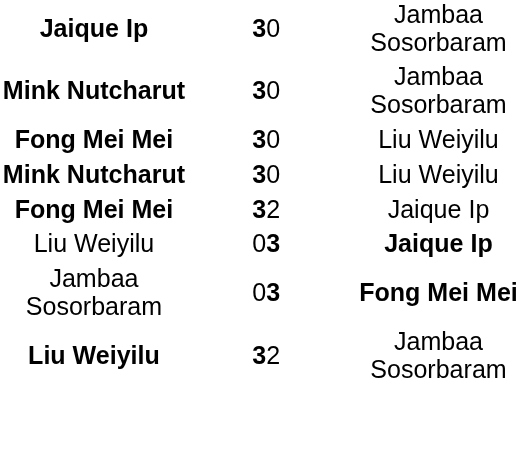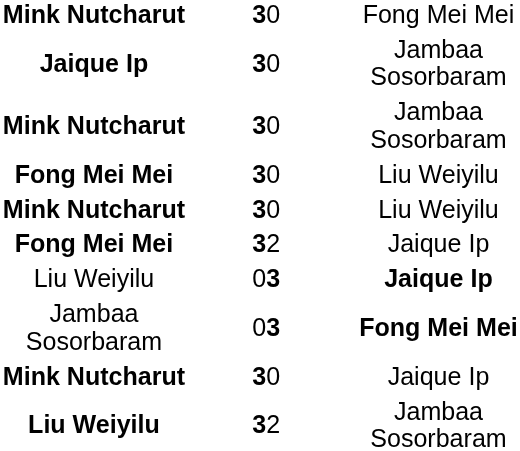+ row: (94, 14)
+ row: (94, 376)
